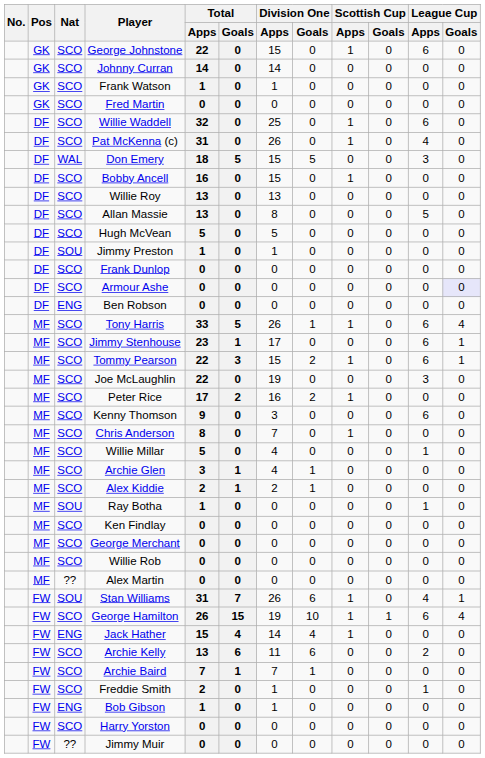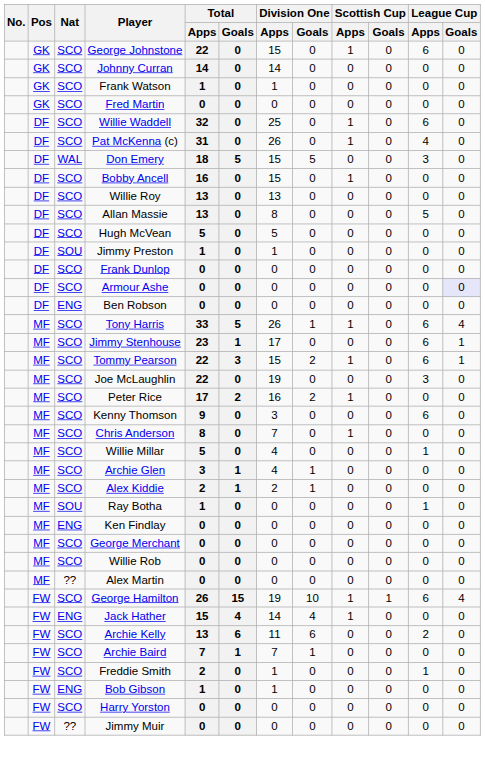(70, 525) SCO -> (70, 525) ENG
- row: (135, 598)
